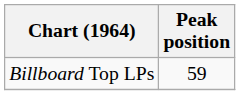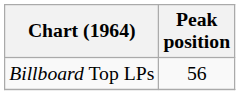(197, 73) 59 -> (197, 73) 56
